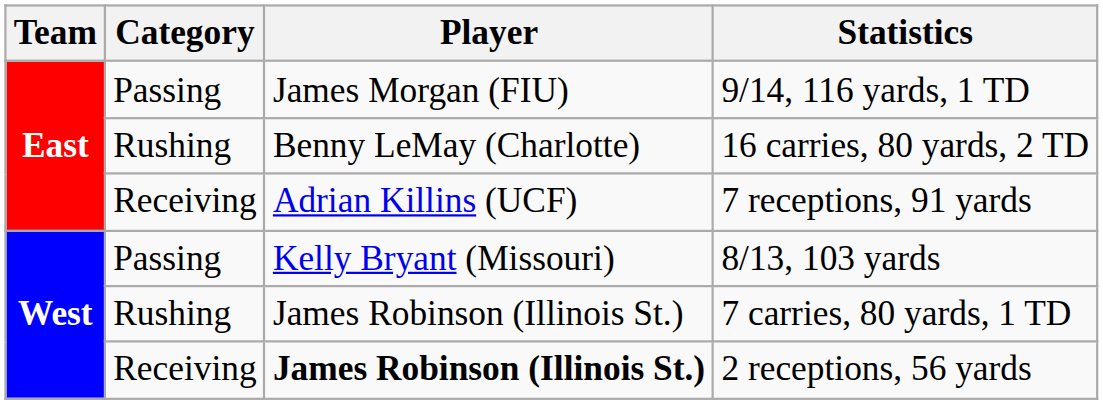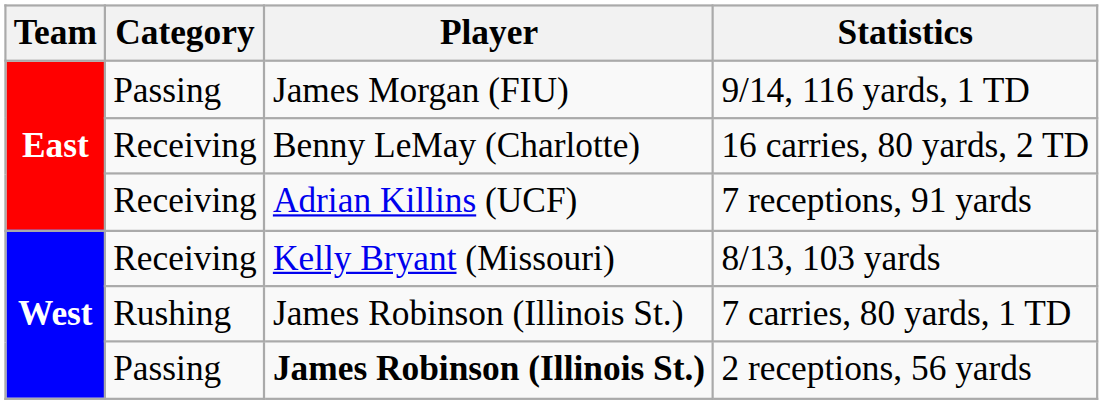(172, 145) Rushing -> (185, 145) Receiving
(167, 257) Passing -> (185, 257) Receiving
(185, 369) Receiving -> (167, 369) Passing
